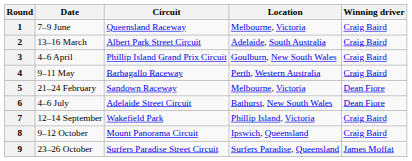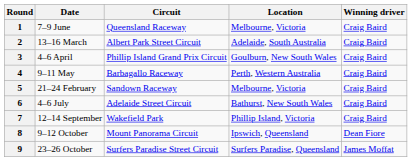(364, 88) Dean Fiore -> (365, 88) Craig Baird
(364, 103) Dean Fiore -> (365, 103) Craig Baird
(365, 134) Craig Baird -> (364, 134) Dean Fiore
